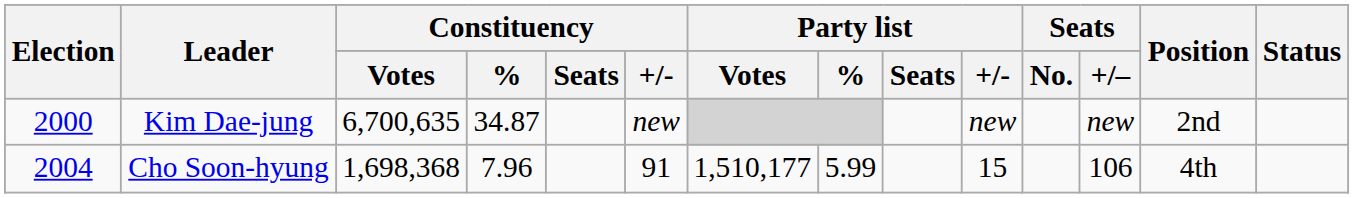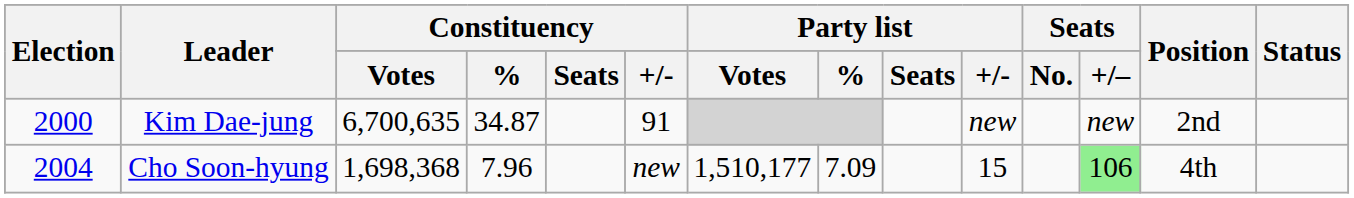(656, 121) new -> (656, 121) 91
(656, 167) 91 -> (656, 167) new
(851, 167) 5.99 -> (851, 167) 7.09
(1111, 167) no background -> (1111, 167) lightgreen background
